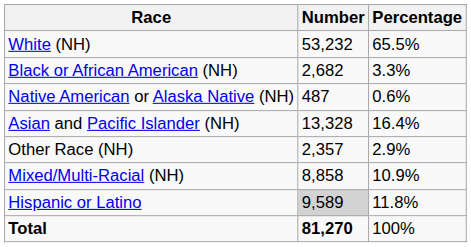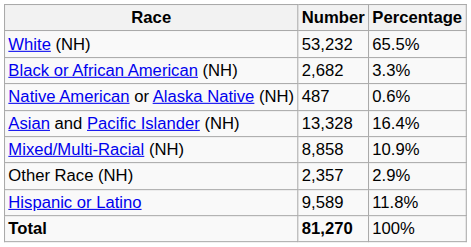rows swapped: (71, 149) <-> (96, 176)
(323, 202) lightgrey background -> (323, 202) no background
